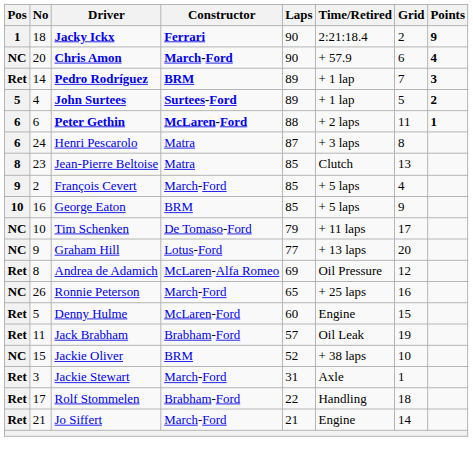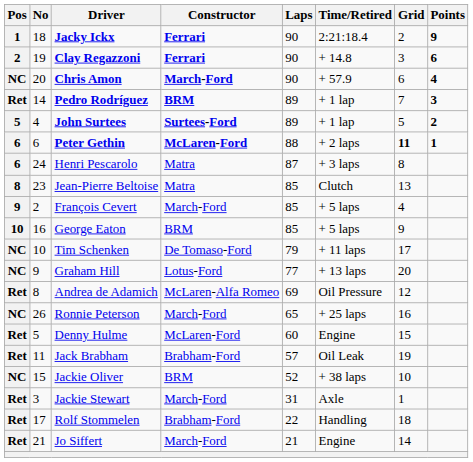+ row: (97, 57)
(404, 121) normal -> (404, 143) bold
